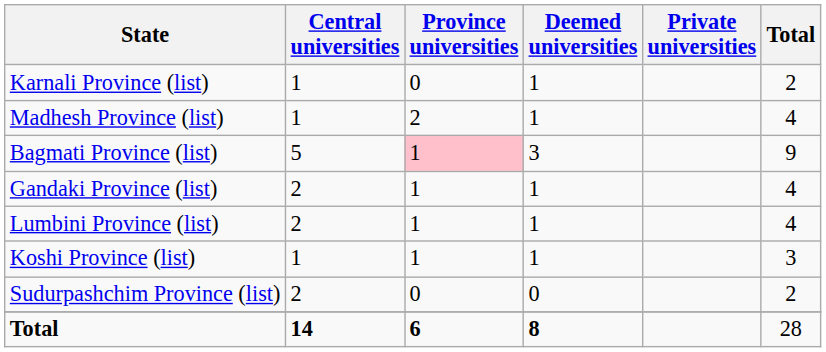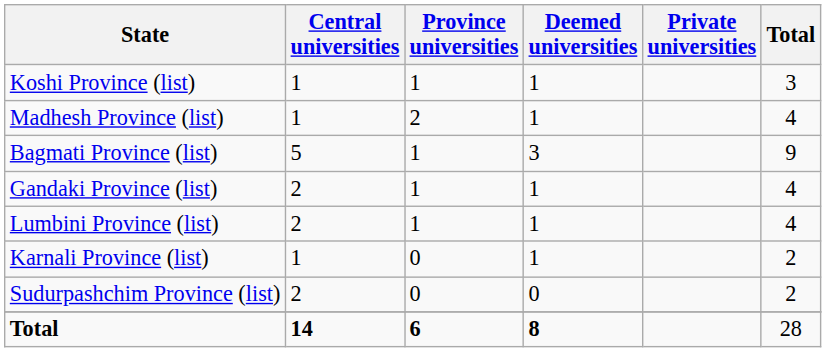rows swapped: (102, 258) <-> (109, 82)
(415, 152) pink background -> (415, 152) no background
